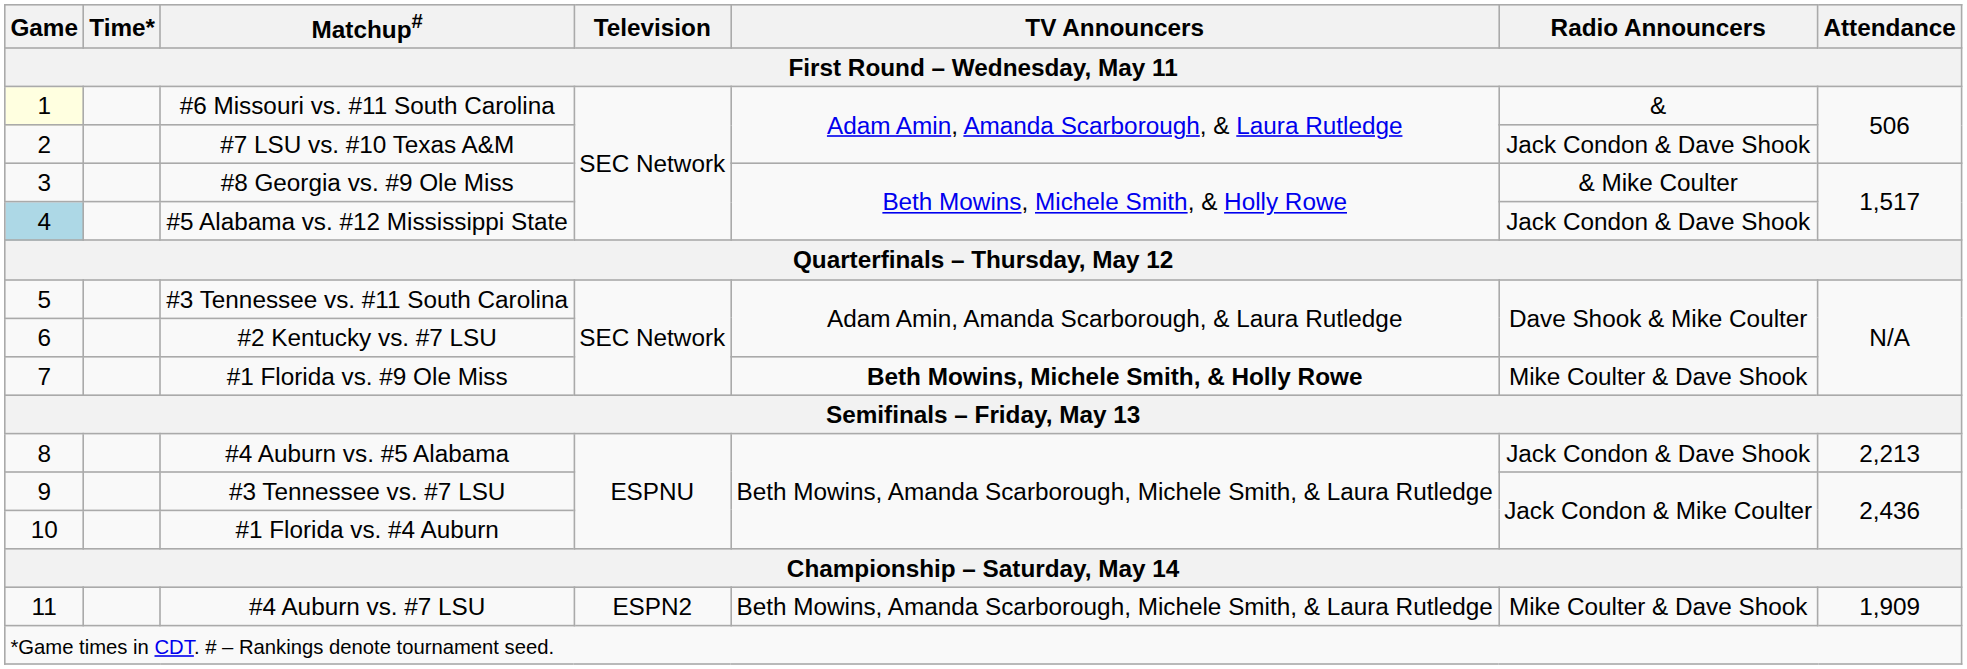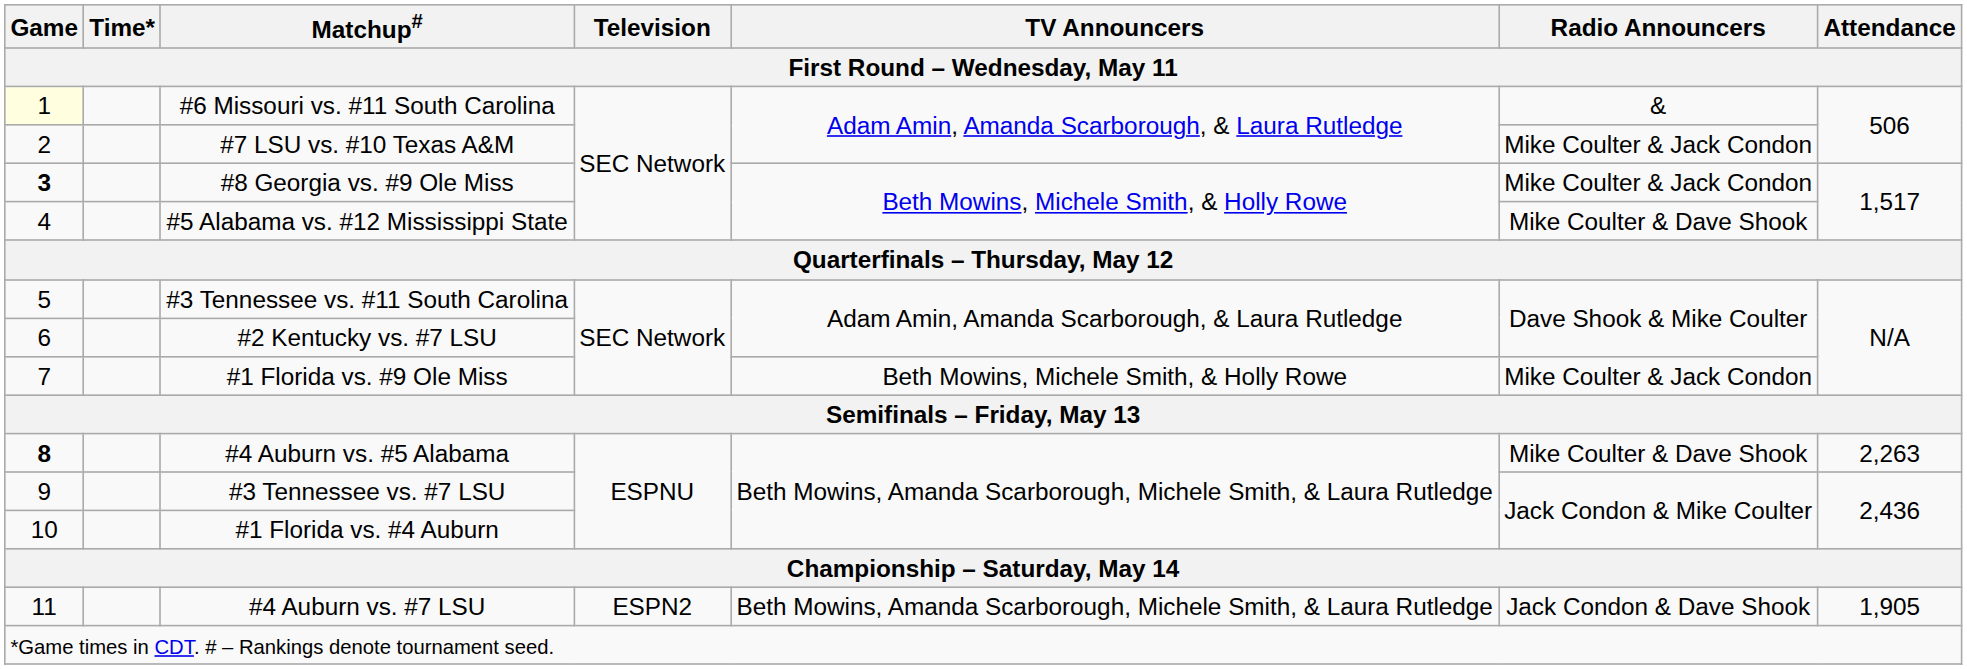(1658, 145) Jack Condon & Dave Shook -> (1658, 145) Mike Coulter & Jack Condon
(44, 183) normal -> (44, 183) bold
(1658, 183) & Mike Coulter -> (1658, 183) Mike Coulter & Jack Condon
(44, 222) lightblue background -> (44, 222) no background
(1658, 222) Jack Condon & Dave Shook -> (1658, 222) Mike Coulter & Dave Shook
(1115, 376) bold -> (1115, 376) normal
(1658, 376) Mike Coulter & Dave Shook -> (1658, 376) Mike Coulter & Jack Condon
(44, 453) normal -> (44, 453) bold
(1658, 453) Jack Condon & Dave Shook -> (1658, 453) Mike Coulter & Dave Shook
(1890, 453) 2,213 -> (1890, 453) 2,263
(1658, 607) Mike Coulter & Dave Shook -> (1658, 607) Jack Condon & Dave Shook
(1890, 607) 1,909 -> (1890, 607) 1,905
